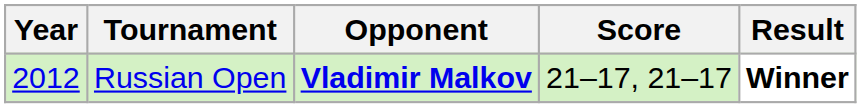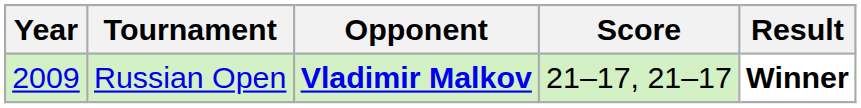(46, 77) 2012 -> (46, 77) 2009
